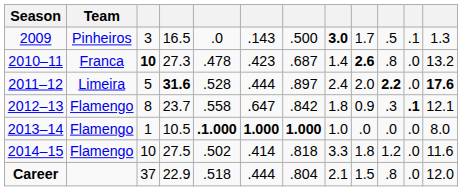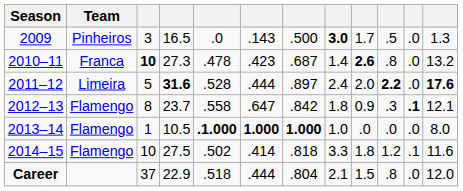(414, 39) .1 -> (414, 39) .0
(414, 152) .0 -> (414, 152) .1
